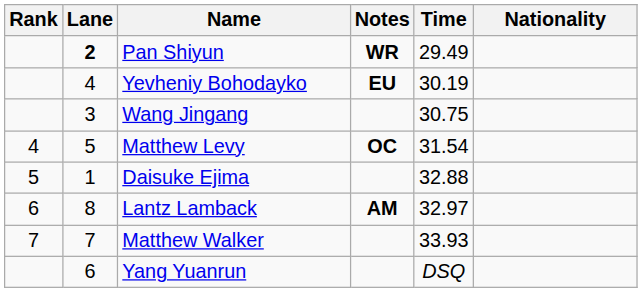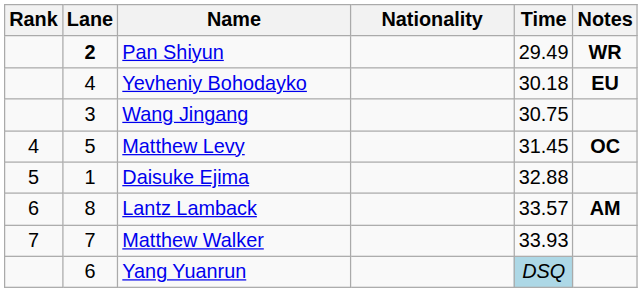columns swapped: (555, 20) <-> (382, 20)
(444, 83) 30.19 -> (544, 83) 30.18
(444, 146) 31.54 -> (544, 146) 31.45
(444, 209) 32.97 -> (544, 209) 33.57
(444, 271) no background -> (544, 271) lightblue background
